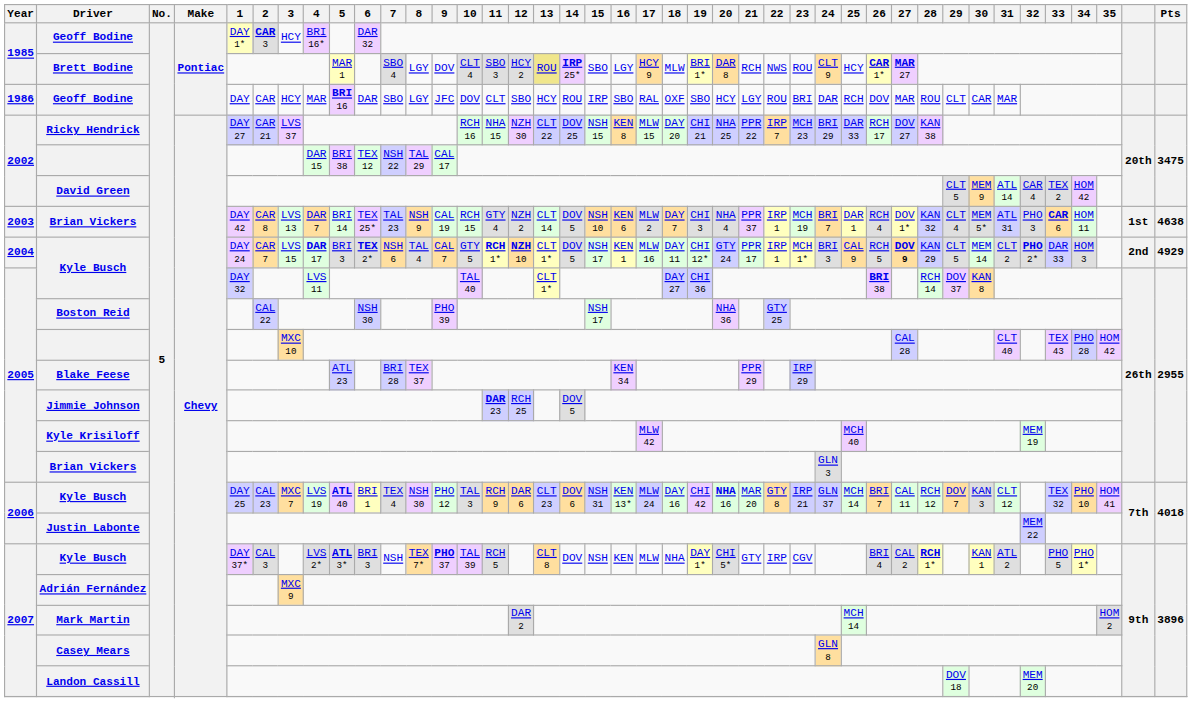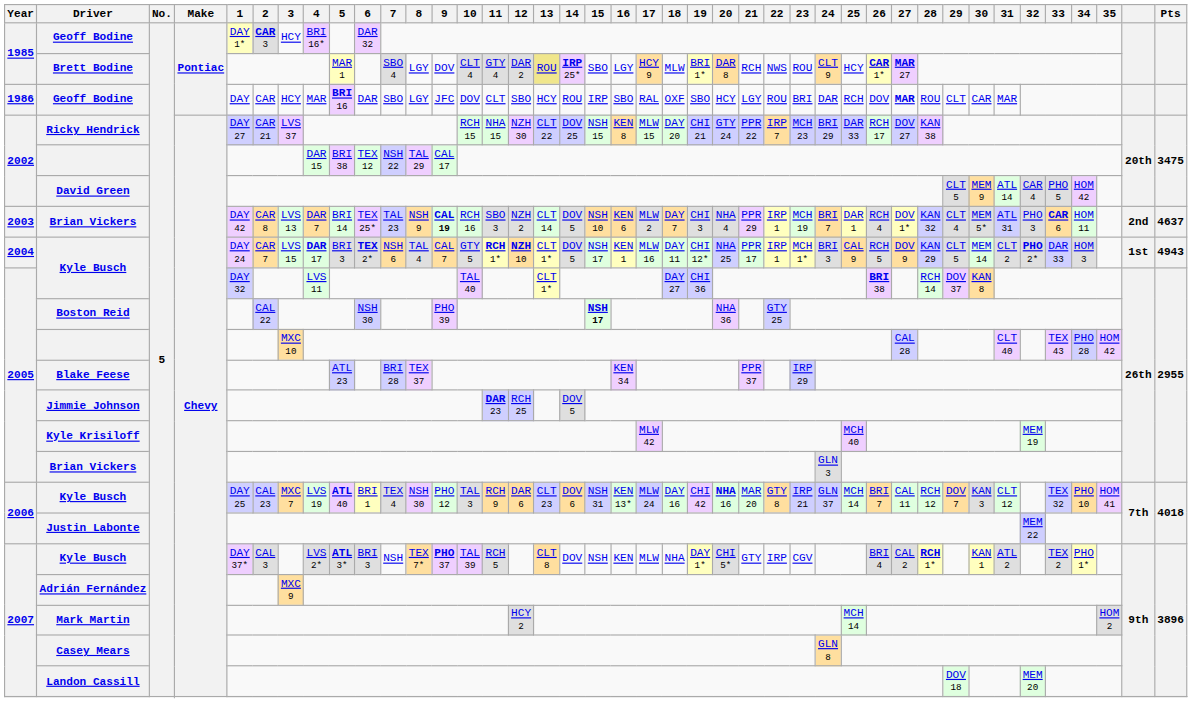(496, 68) SBO 3 -> (496, 68) GTY 4
(521, 68) HCY 2 -> (521, 68) DAR 2
(905, 99) normal -> (905, 99) bold
(470, 129) RCH 16 -> (470, 129) RCH 15
(726, 129) NHA 25 -> (726, 129) GTY 24
(1058, 190) TEX 2 -> (1058, 190) PHO 5
(444, 221) normal -> (444, 222) bold
(470, 221) RCH 15 -> (470, 221) RCH 16
(496, 221) GTY 4 -> (496, 221) SBO 3
(751, 221) PPR 37 -> (751, 221) PPR 29
(1138, 222) 1st -> (1138, 222) 2nd
(1171, 222) 4638 -> (1171, 222) 4637
(726, 252) GTY 24 -> (726, 252) NHA 25
(905, 252) bold -> (905, 252) normal
(1138, 252) 2nd -> (1138, 252) 1st
(1171, 252) 4929 -> (1171, 252) 4943
(598, 313) normal -> (598, 313) bold
(751, 374) PPR 29 -> (751, 374) PPR 37
(1058, 558) PHO 5 -> (1058, 558) TEX 2
(521, 619) DAR 2 -> (521, 619) HCY 2
